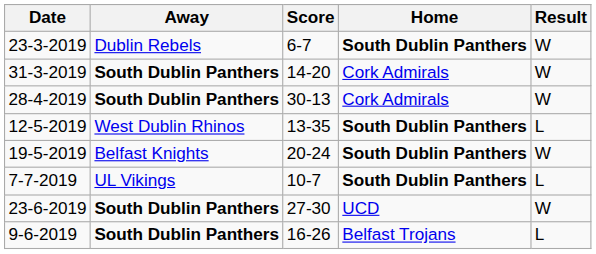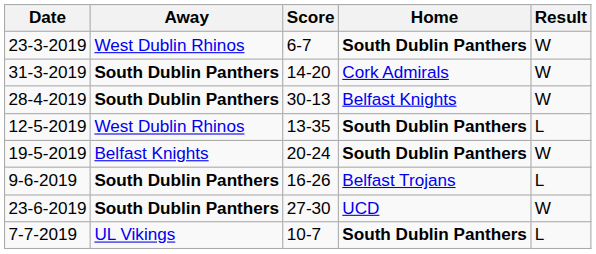(148, 45) Dublin Rebels -> (169, 45) West Dublin Rhinos
(396, 99) Cork Admirals -> (399, 99) Belfast Knights
rows swapped: (43, 235) <-> (43, 180)
